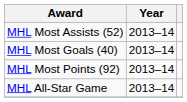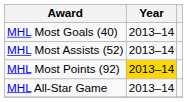rows swapped: (65, 32) <-> (62, 50)
(152, 69) no background -> (152, 69) gold background
